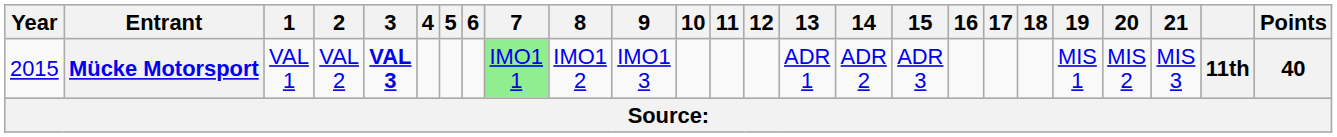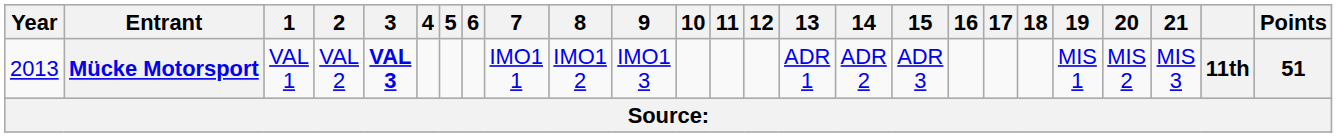(34, 68) 2015 -> (34, 68) 2013
(516, 68) lightgreen background -> (516, 68) no background
(1293, 68) 40 -> (1293, 68) 51
